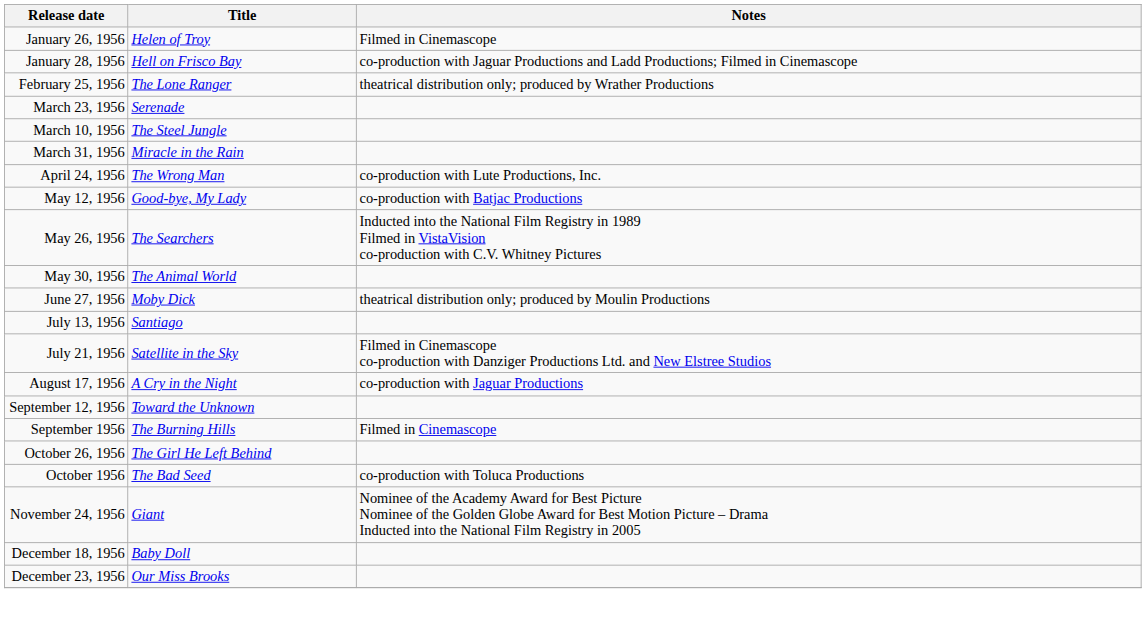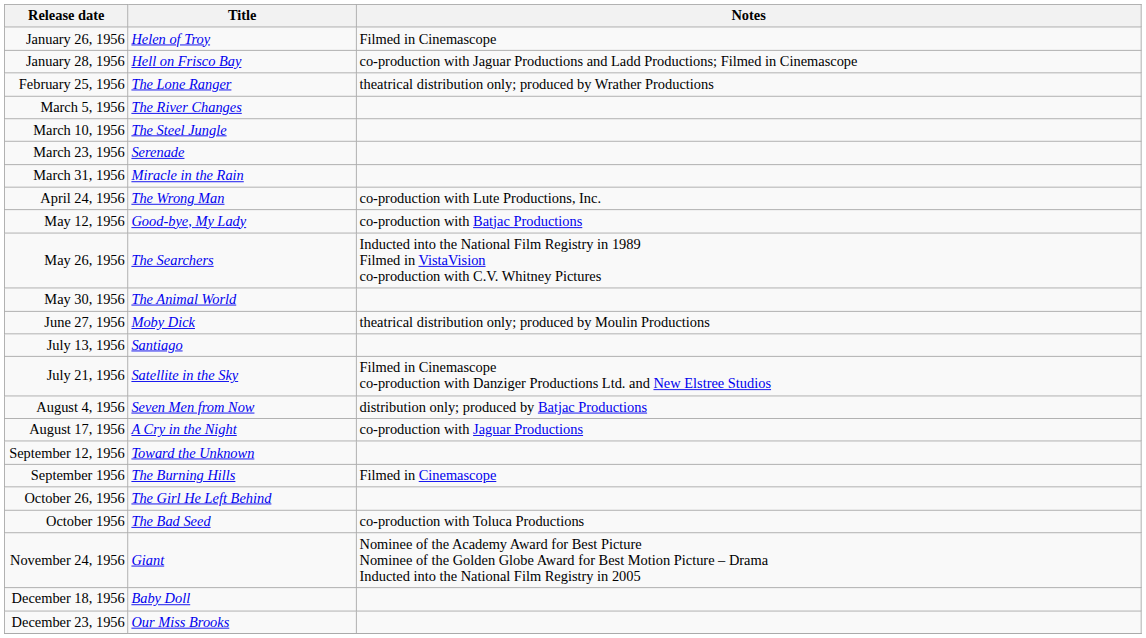+ row: (83, 107)
rows swapped: (79, 130) <-> (79, 107)
+ row: (81, 407)
